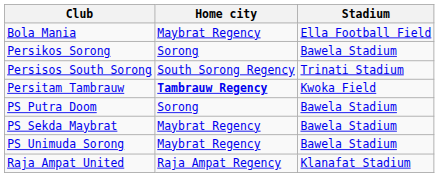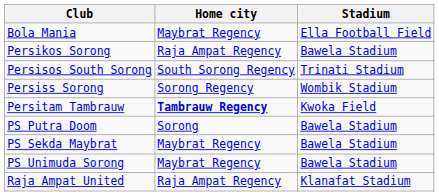(178, 51) Sorong -> (219, 51) Raja Ampat Regency
+ row: (55, 88)
